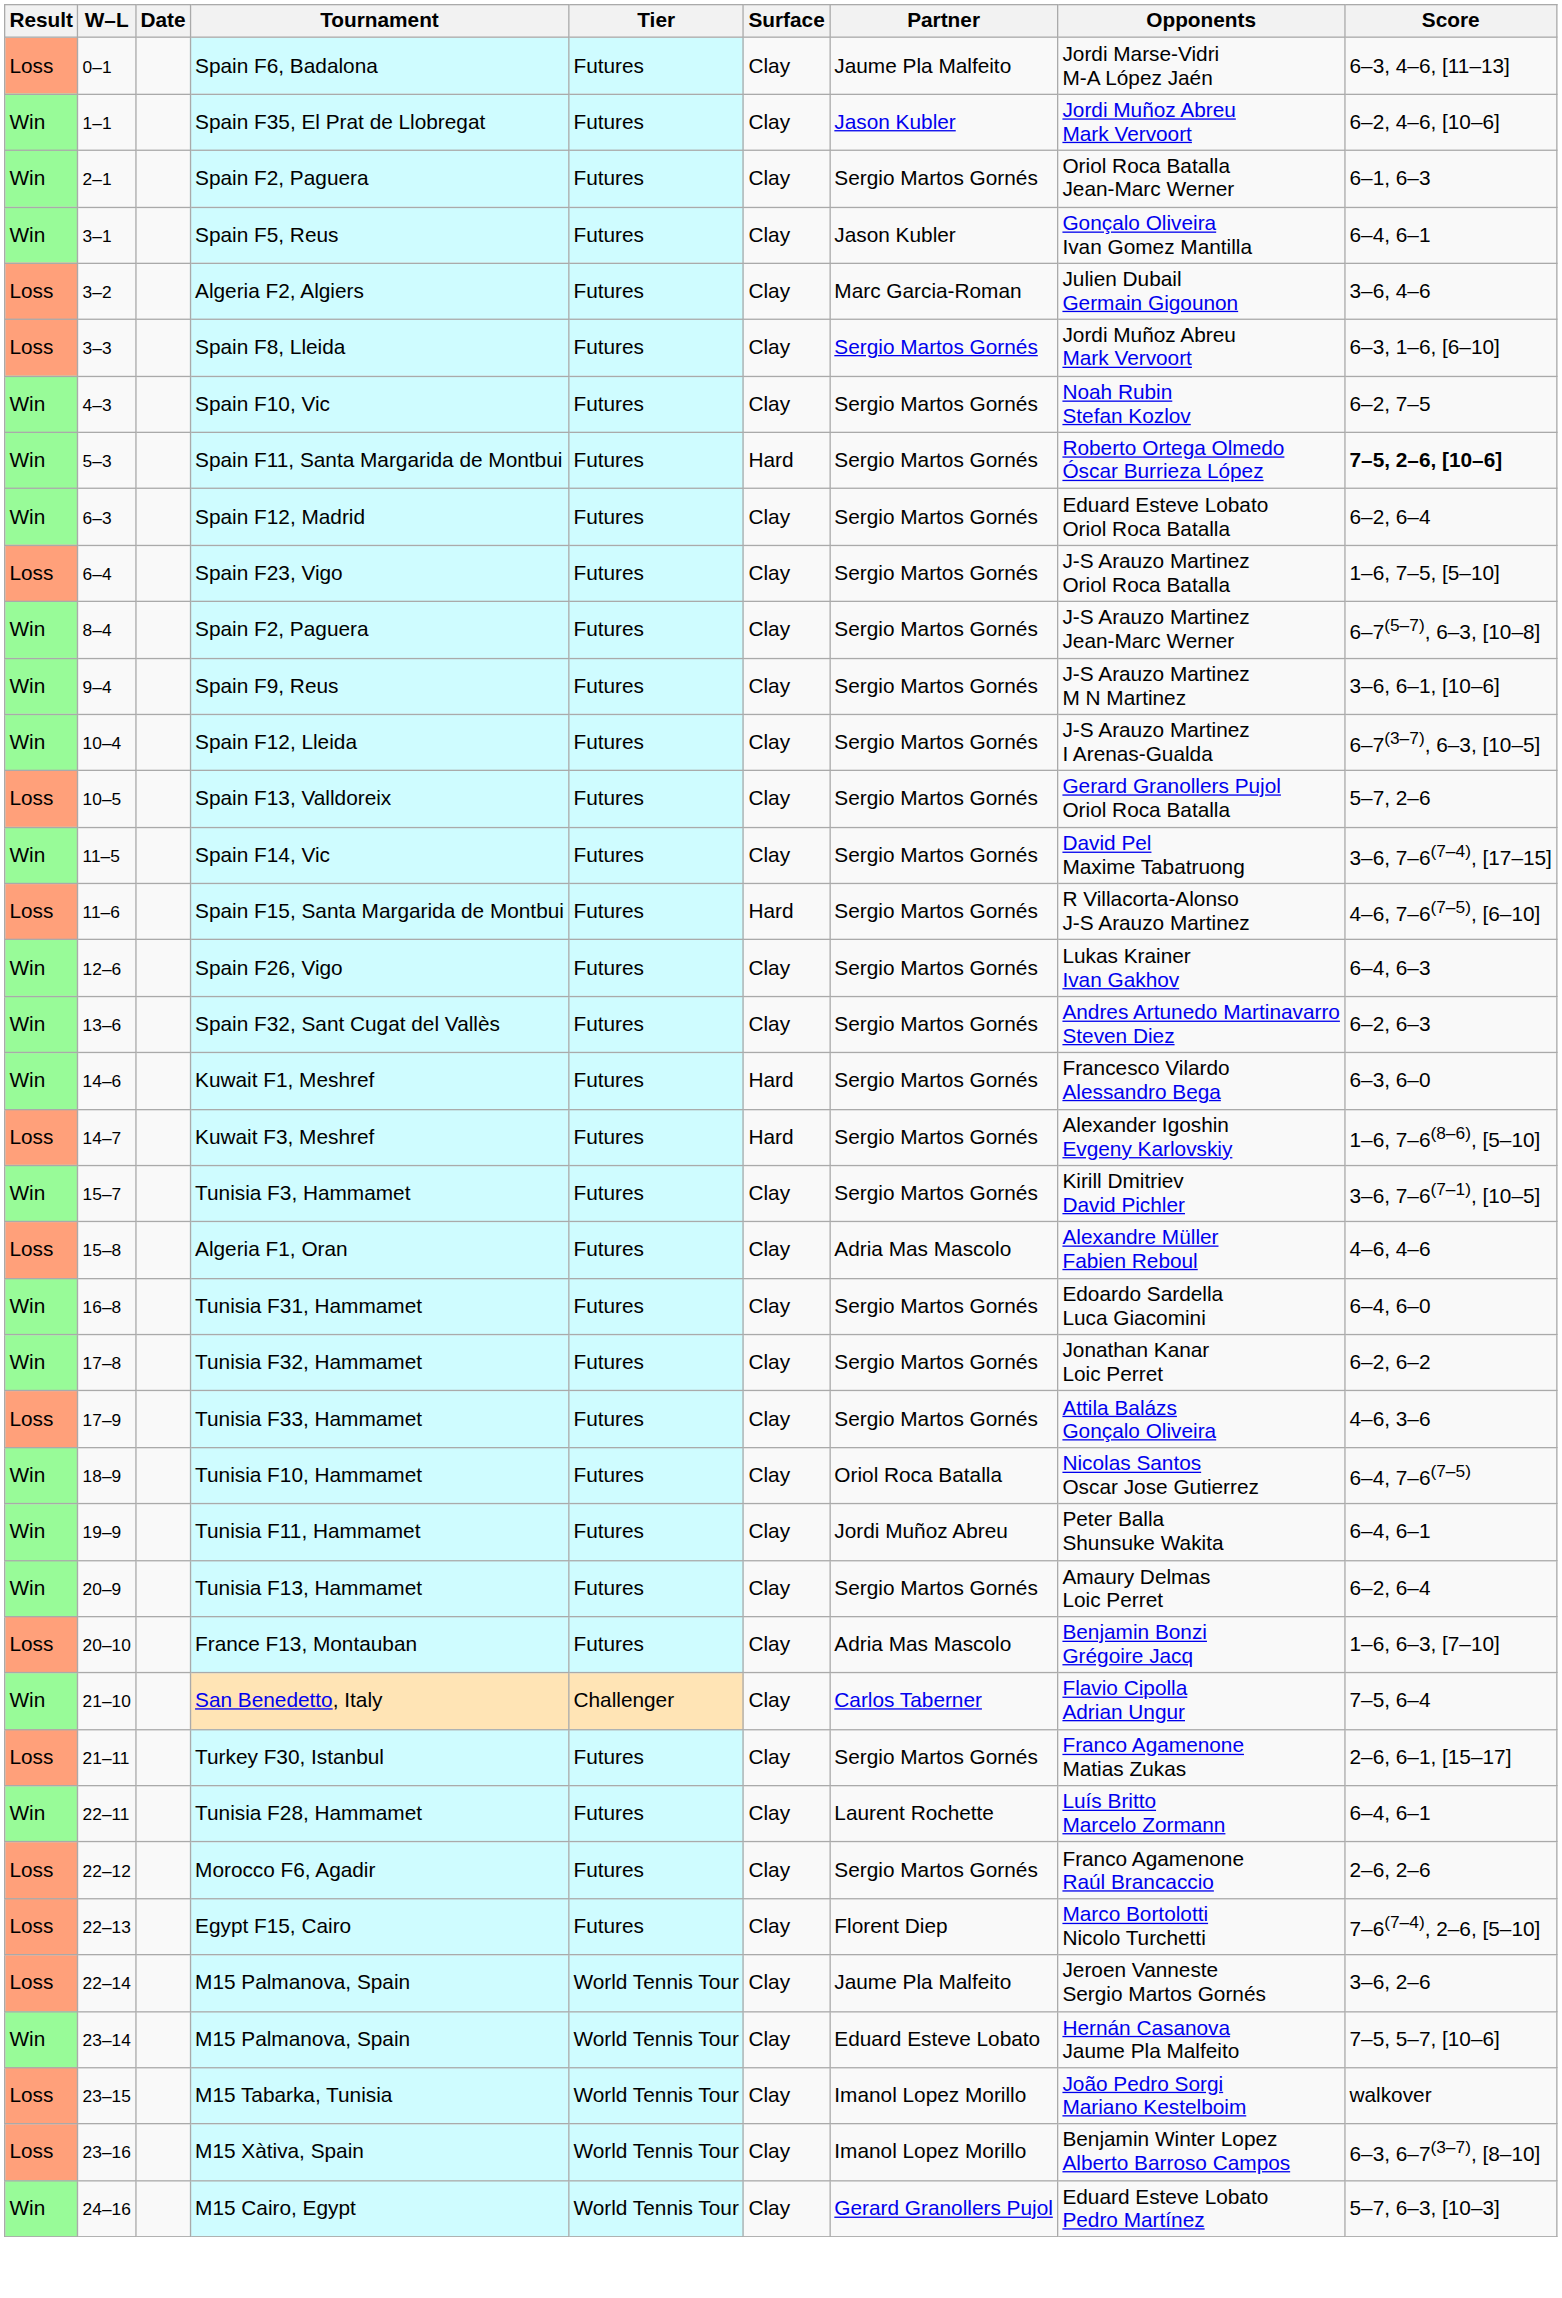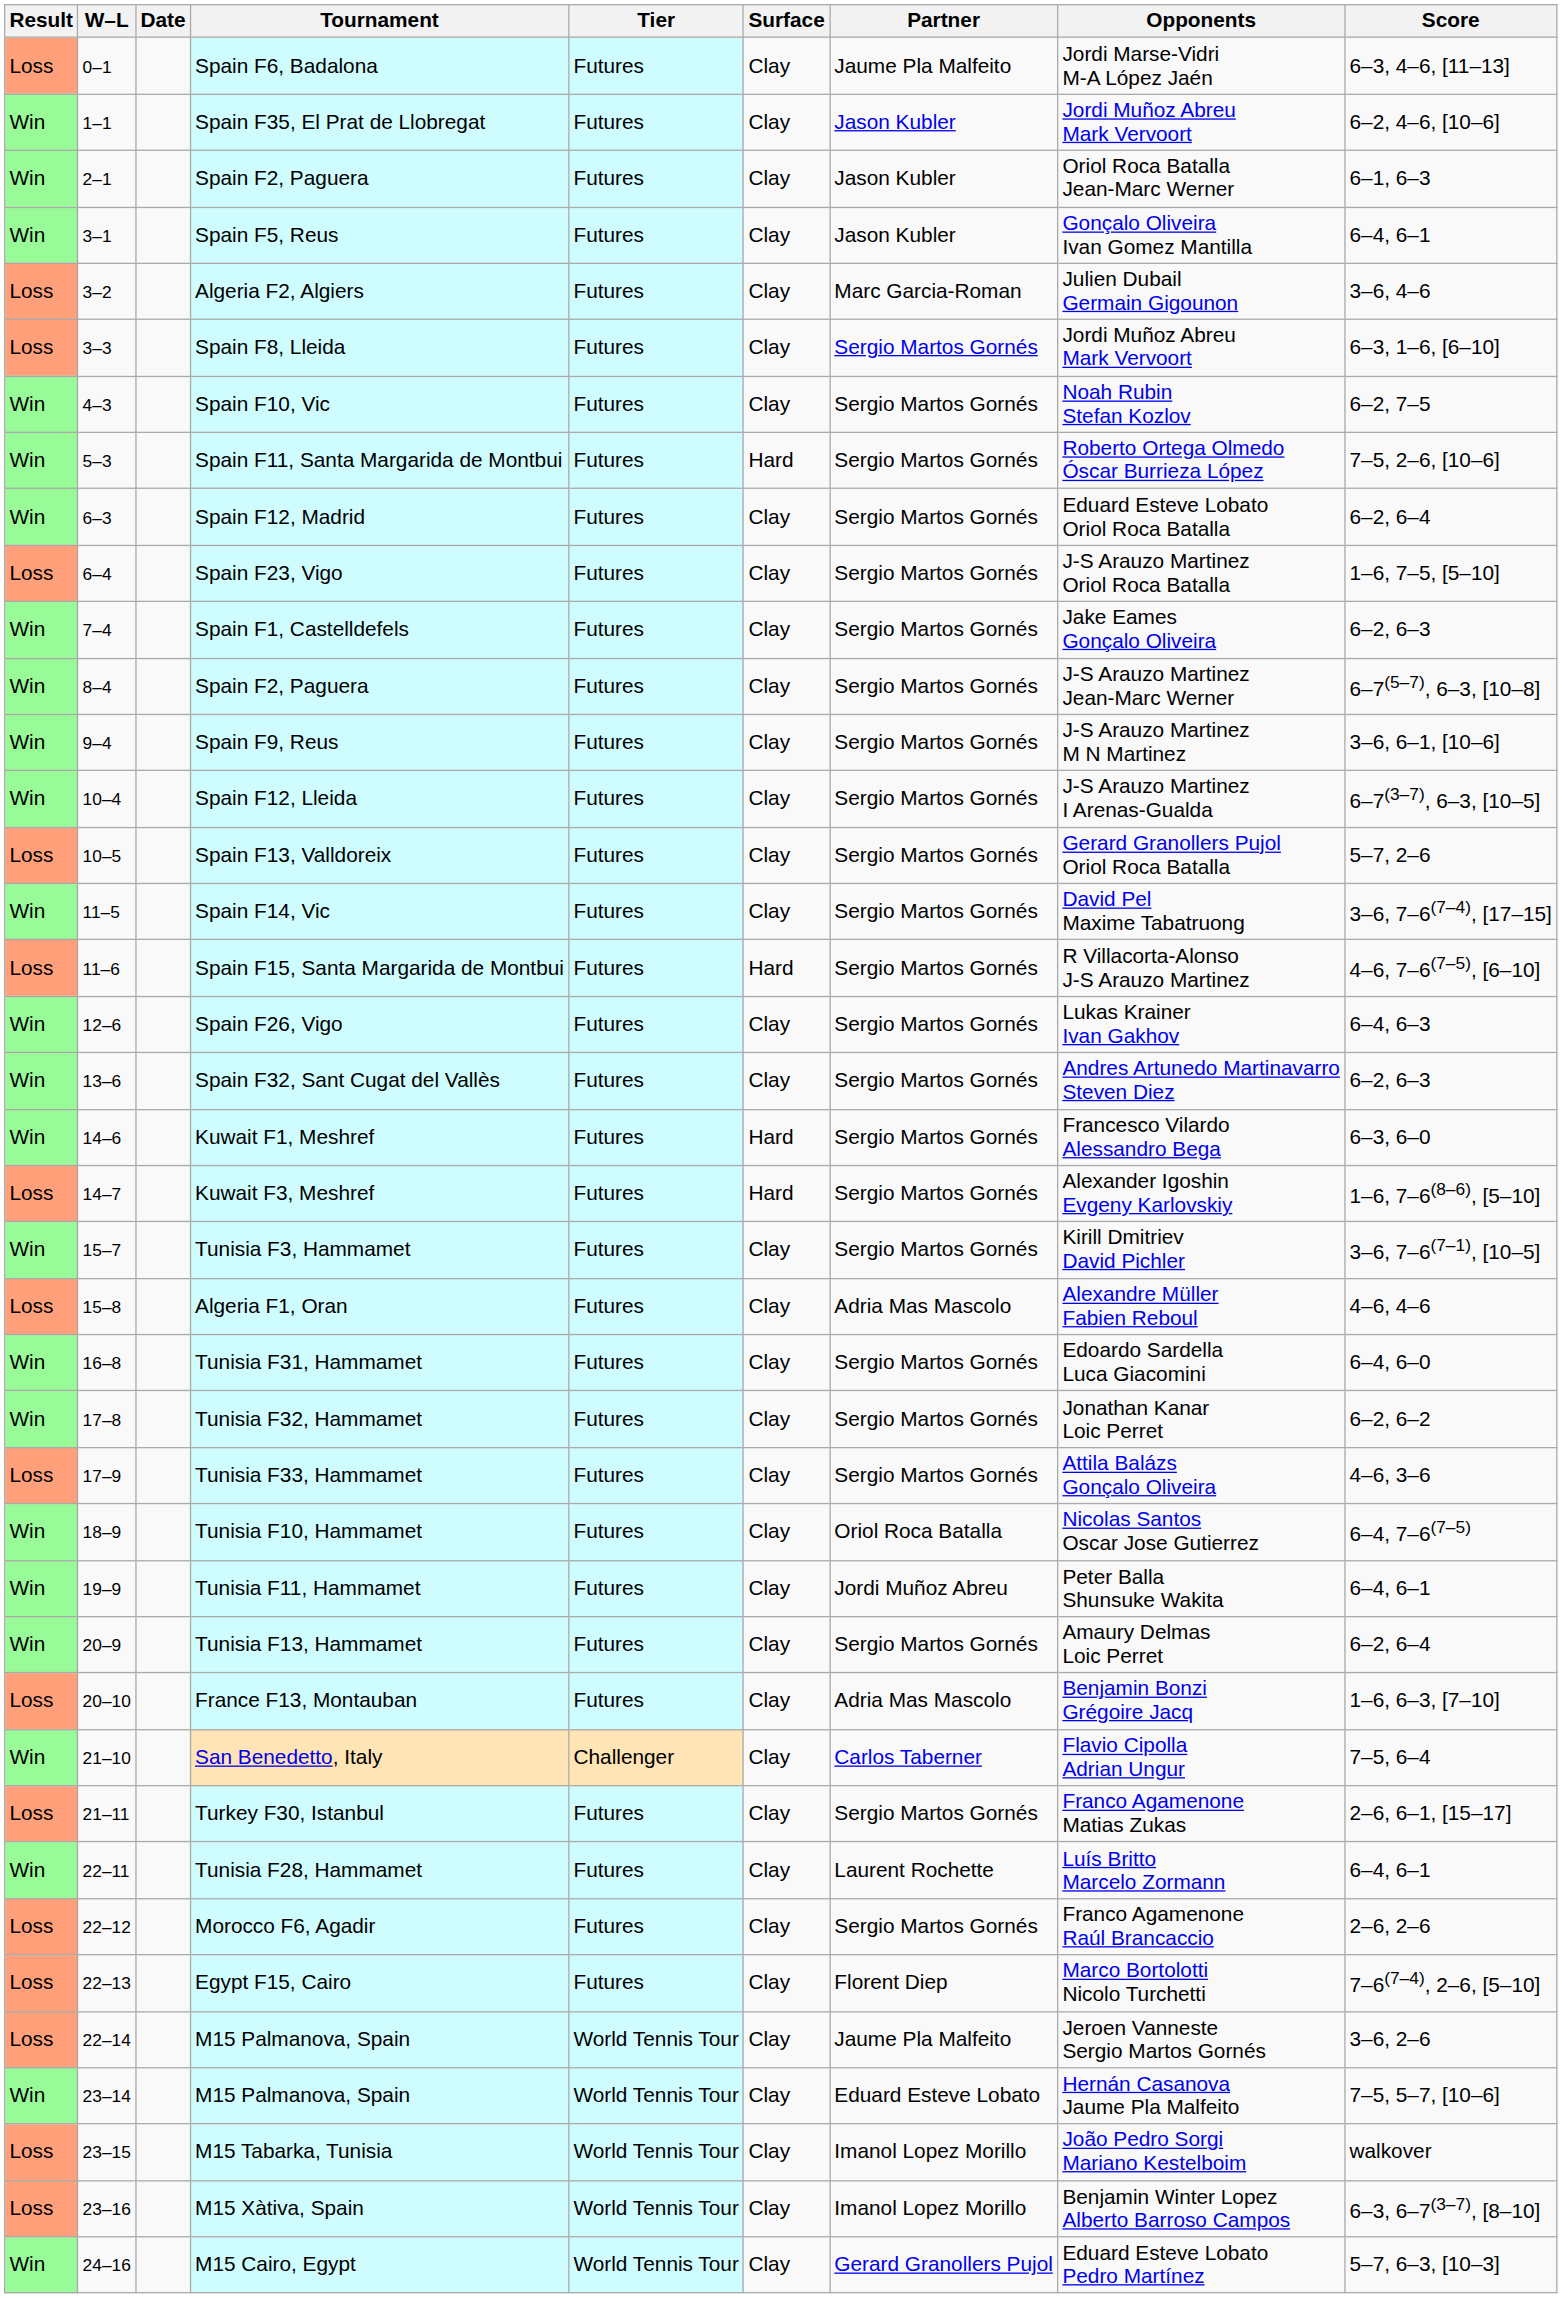(936, 178) Sergio Martos Gornés -> (895, 178) Jason Kubler
(1426, 460) bold -> (1425, 460) normal
+ row: (97, 630)
